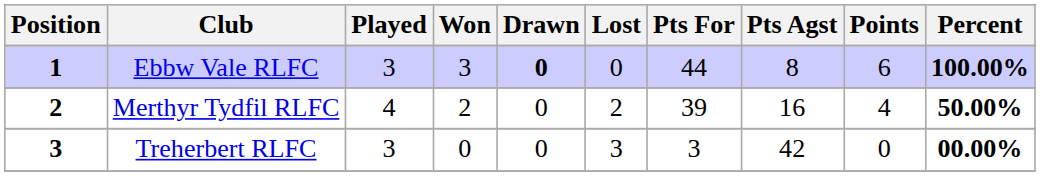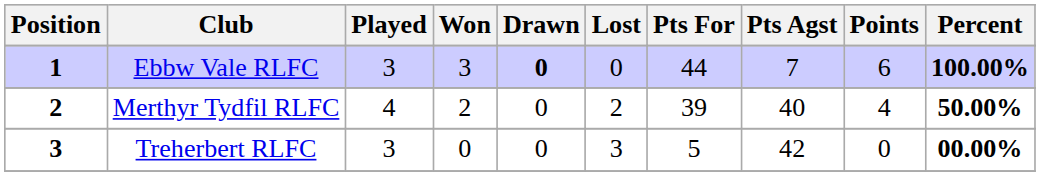(792, 66) 8 -> (792, 66) 7
(792, 107) 16 -> (792, 107) 40
(694, 149) 3 -> (694, 149) 5
